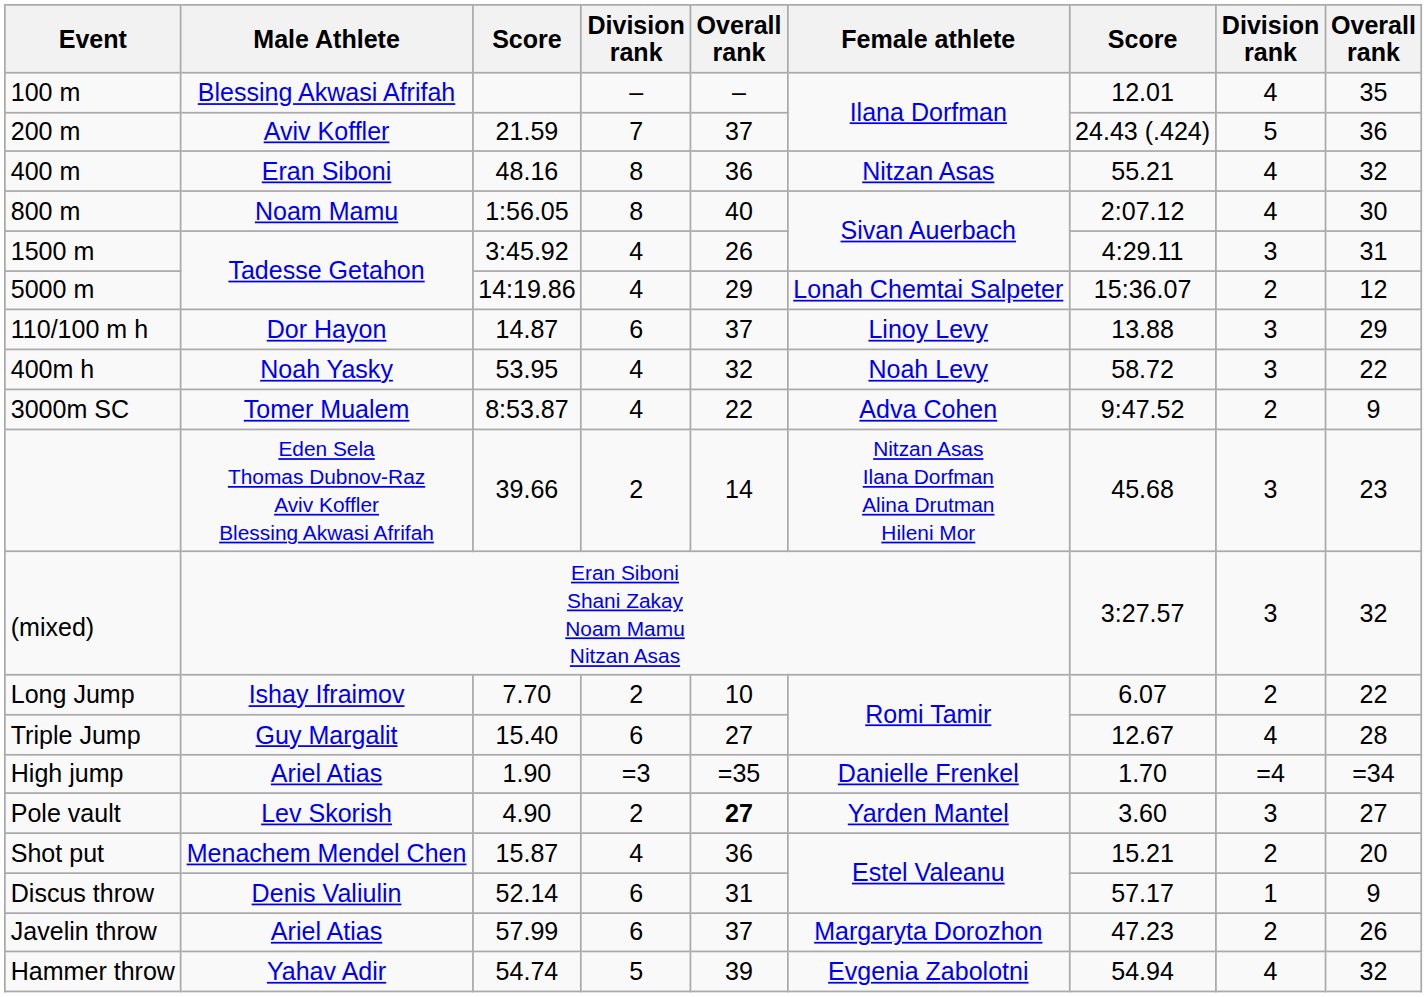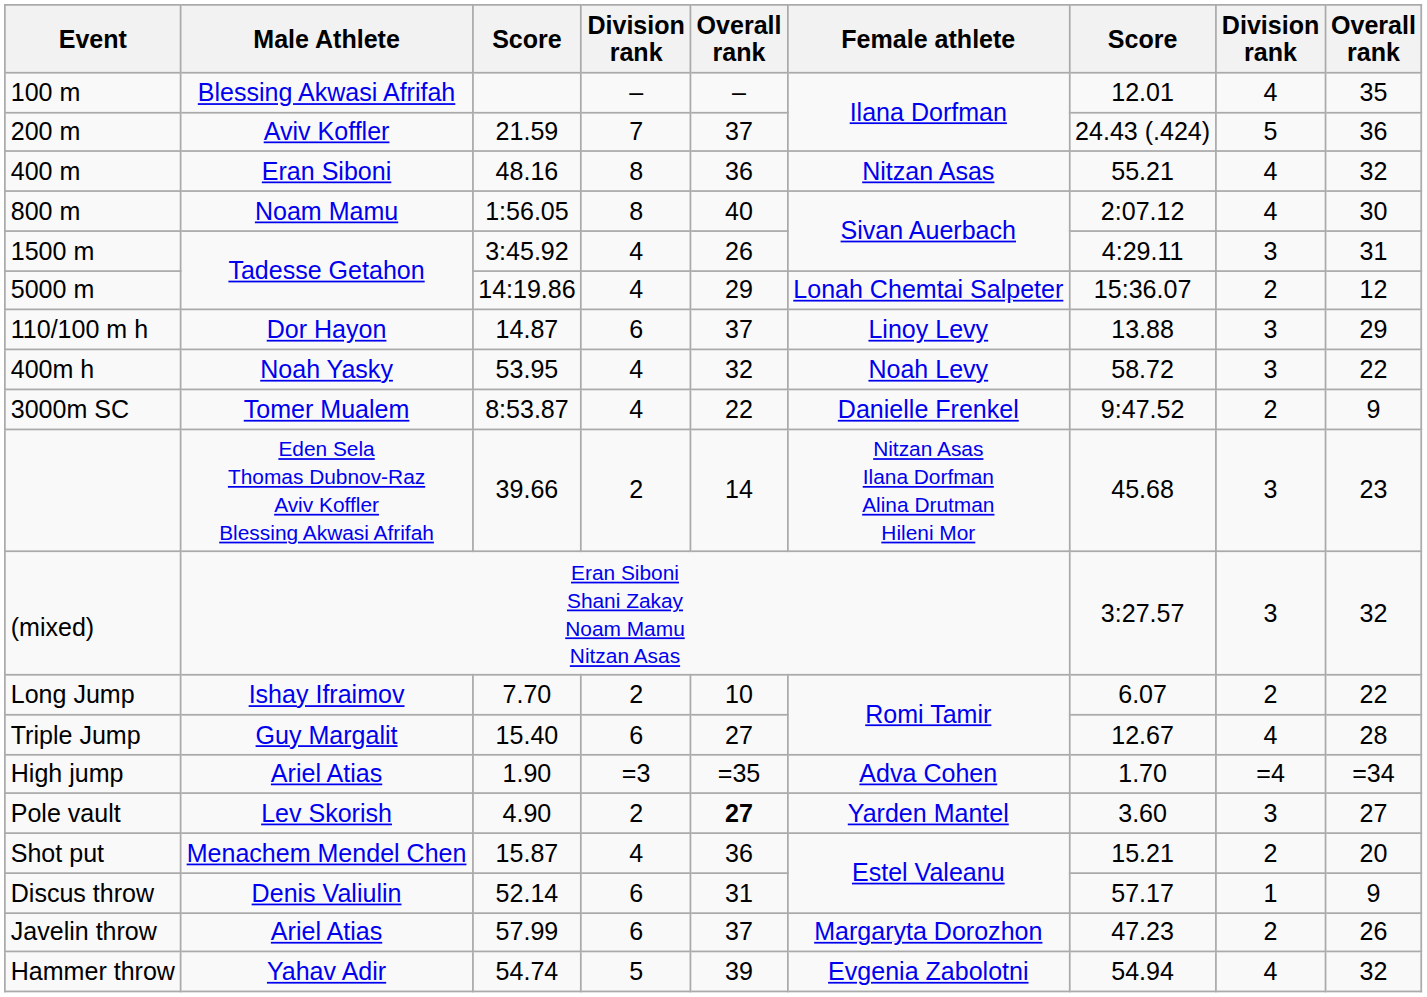(928, 409) Adva Cohen -> (928, 409) Danielle Frenkel
(928, 774) Danielle Frenkel -> (928, 774) Adva Cohen
